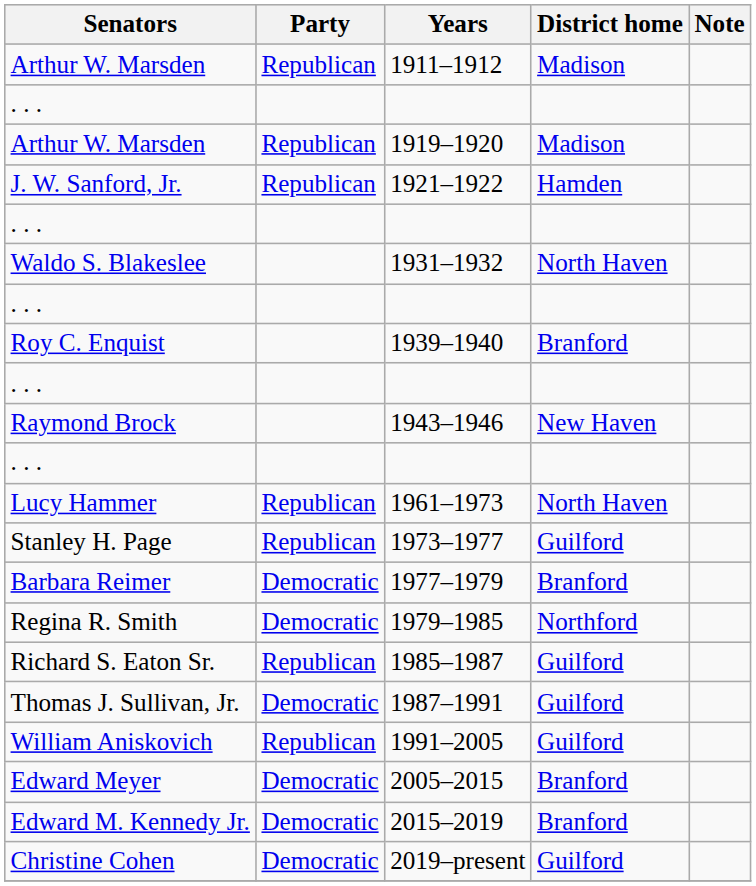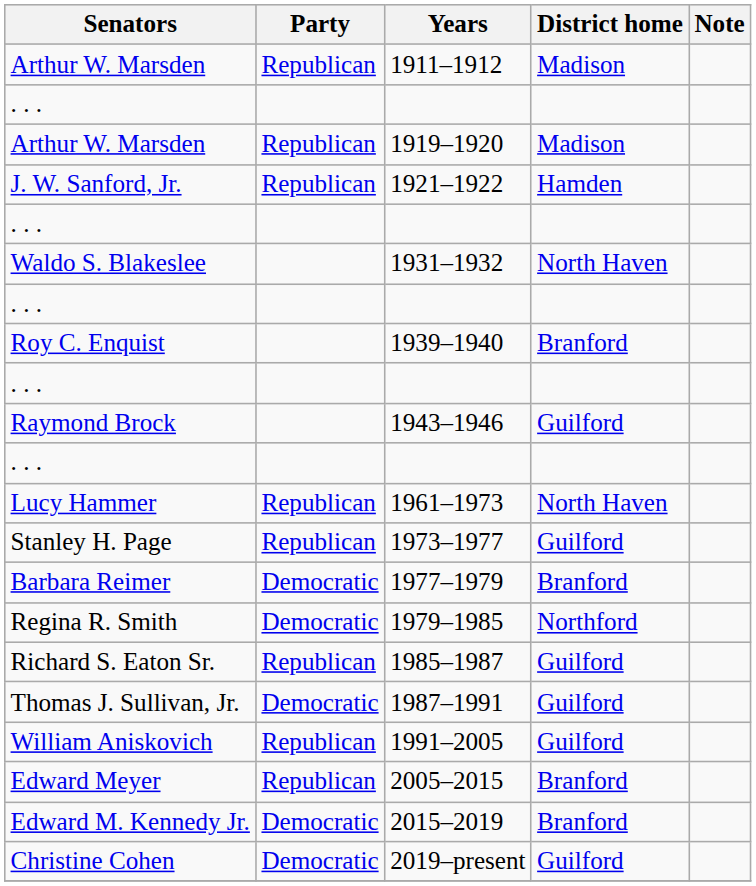(597, 422) New Haven -> (580, 422) Guilford
(320, 781) Democratic -> (319, 781) Republican
